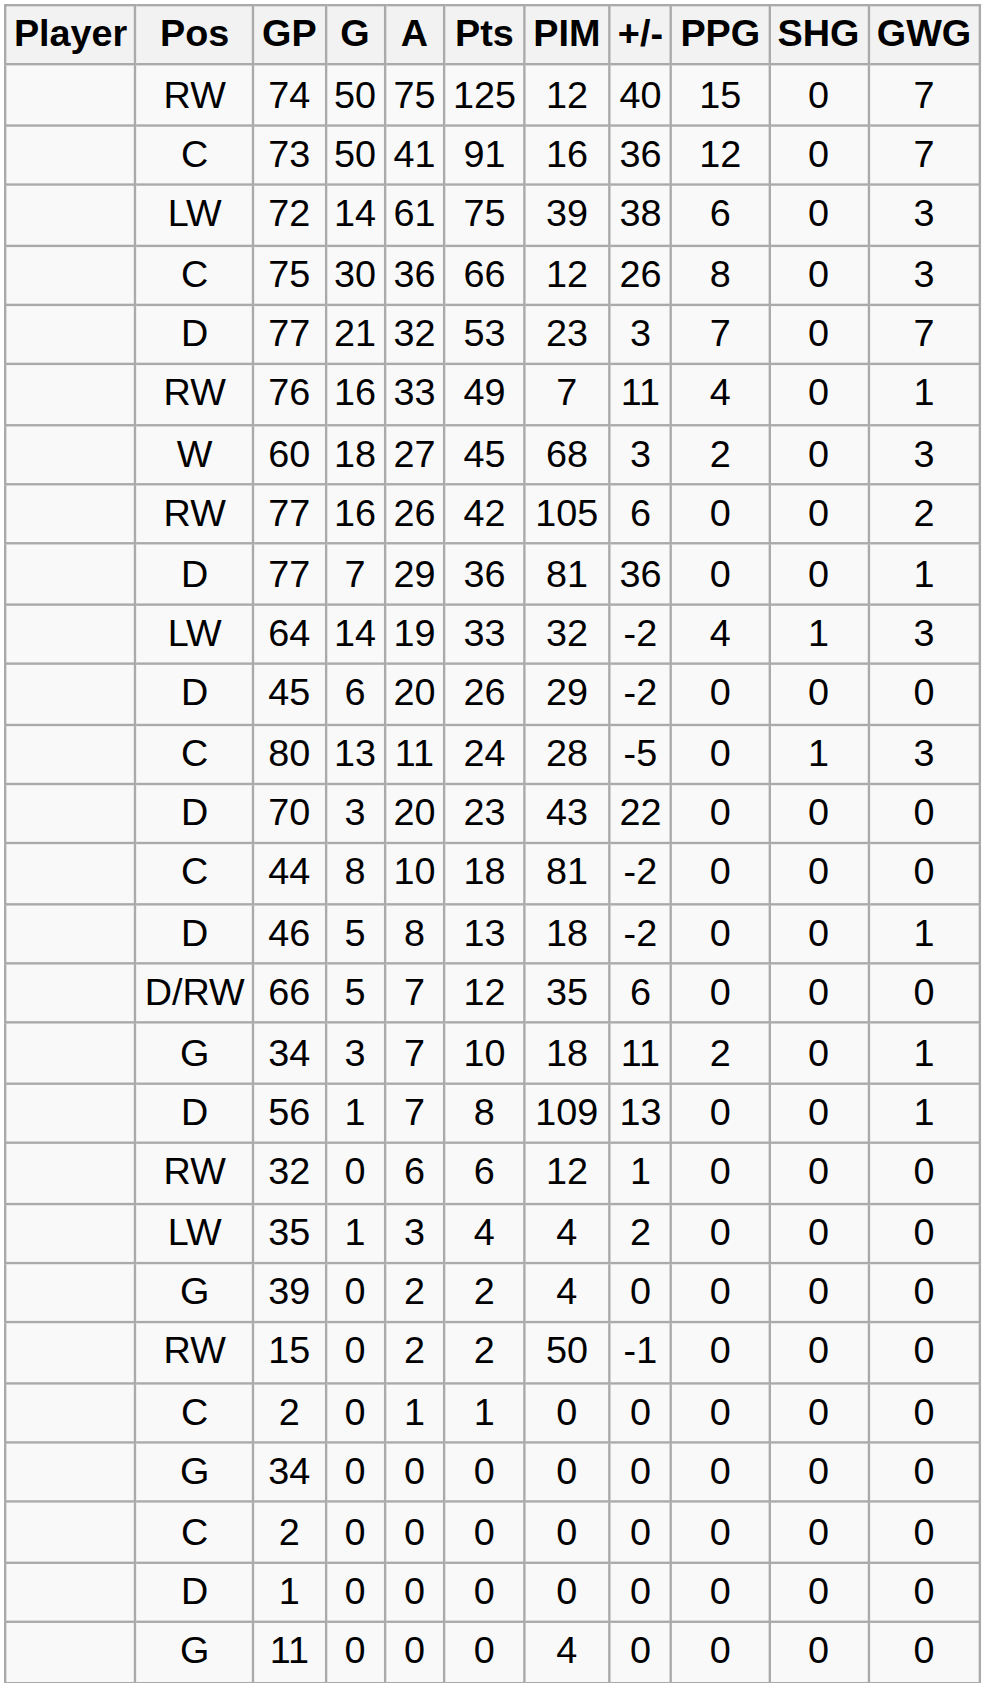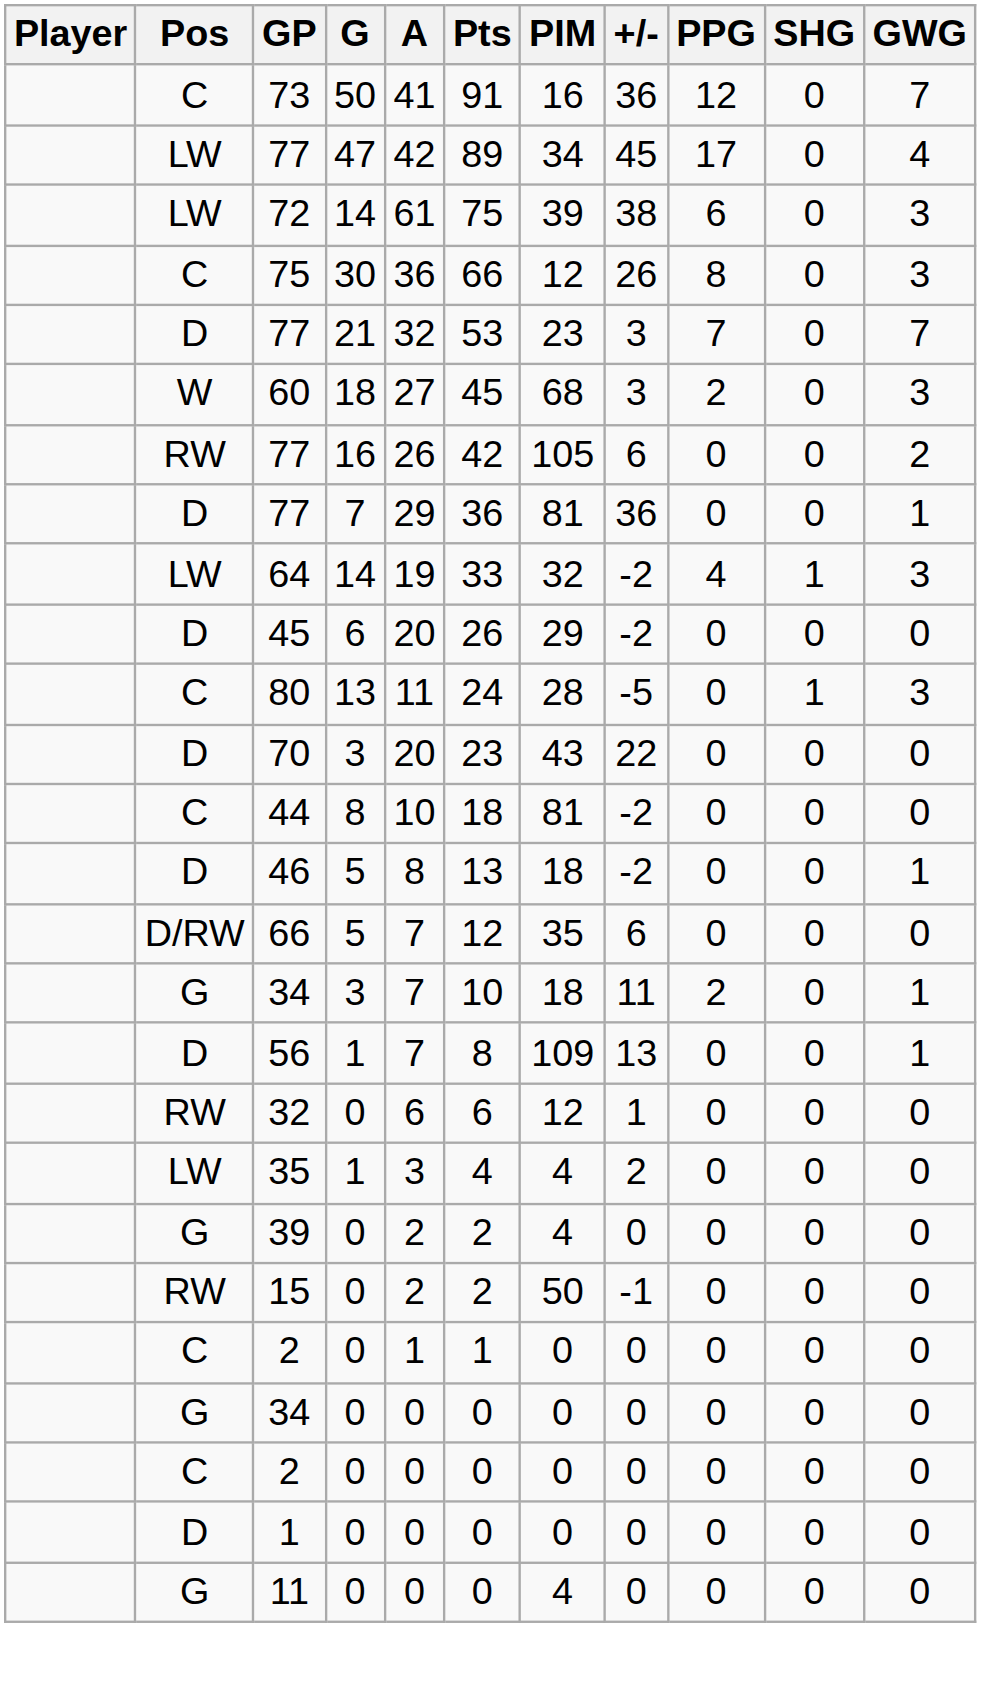- row: (289, 94)
+ row: (289, 154)
- row: (289, 393)
